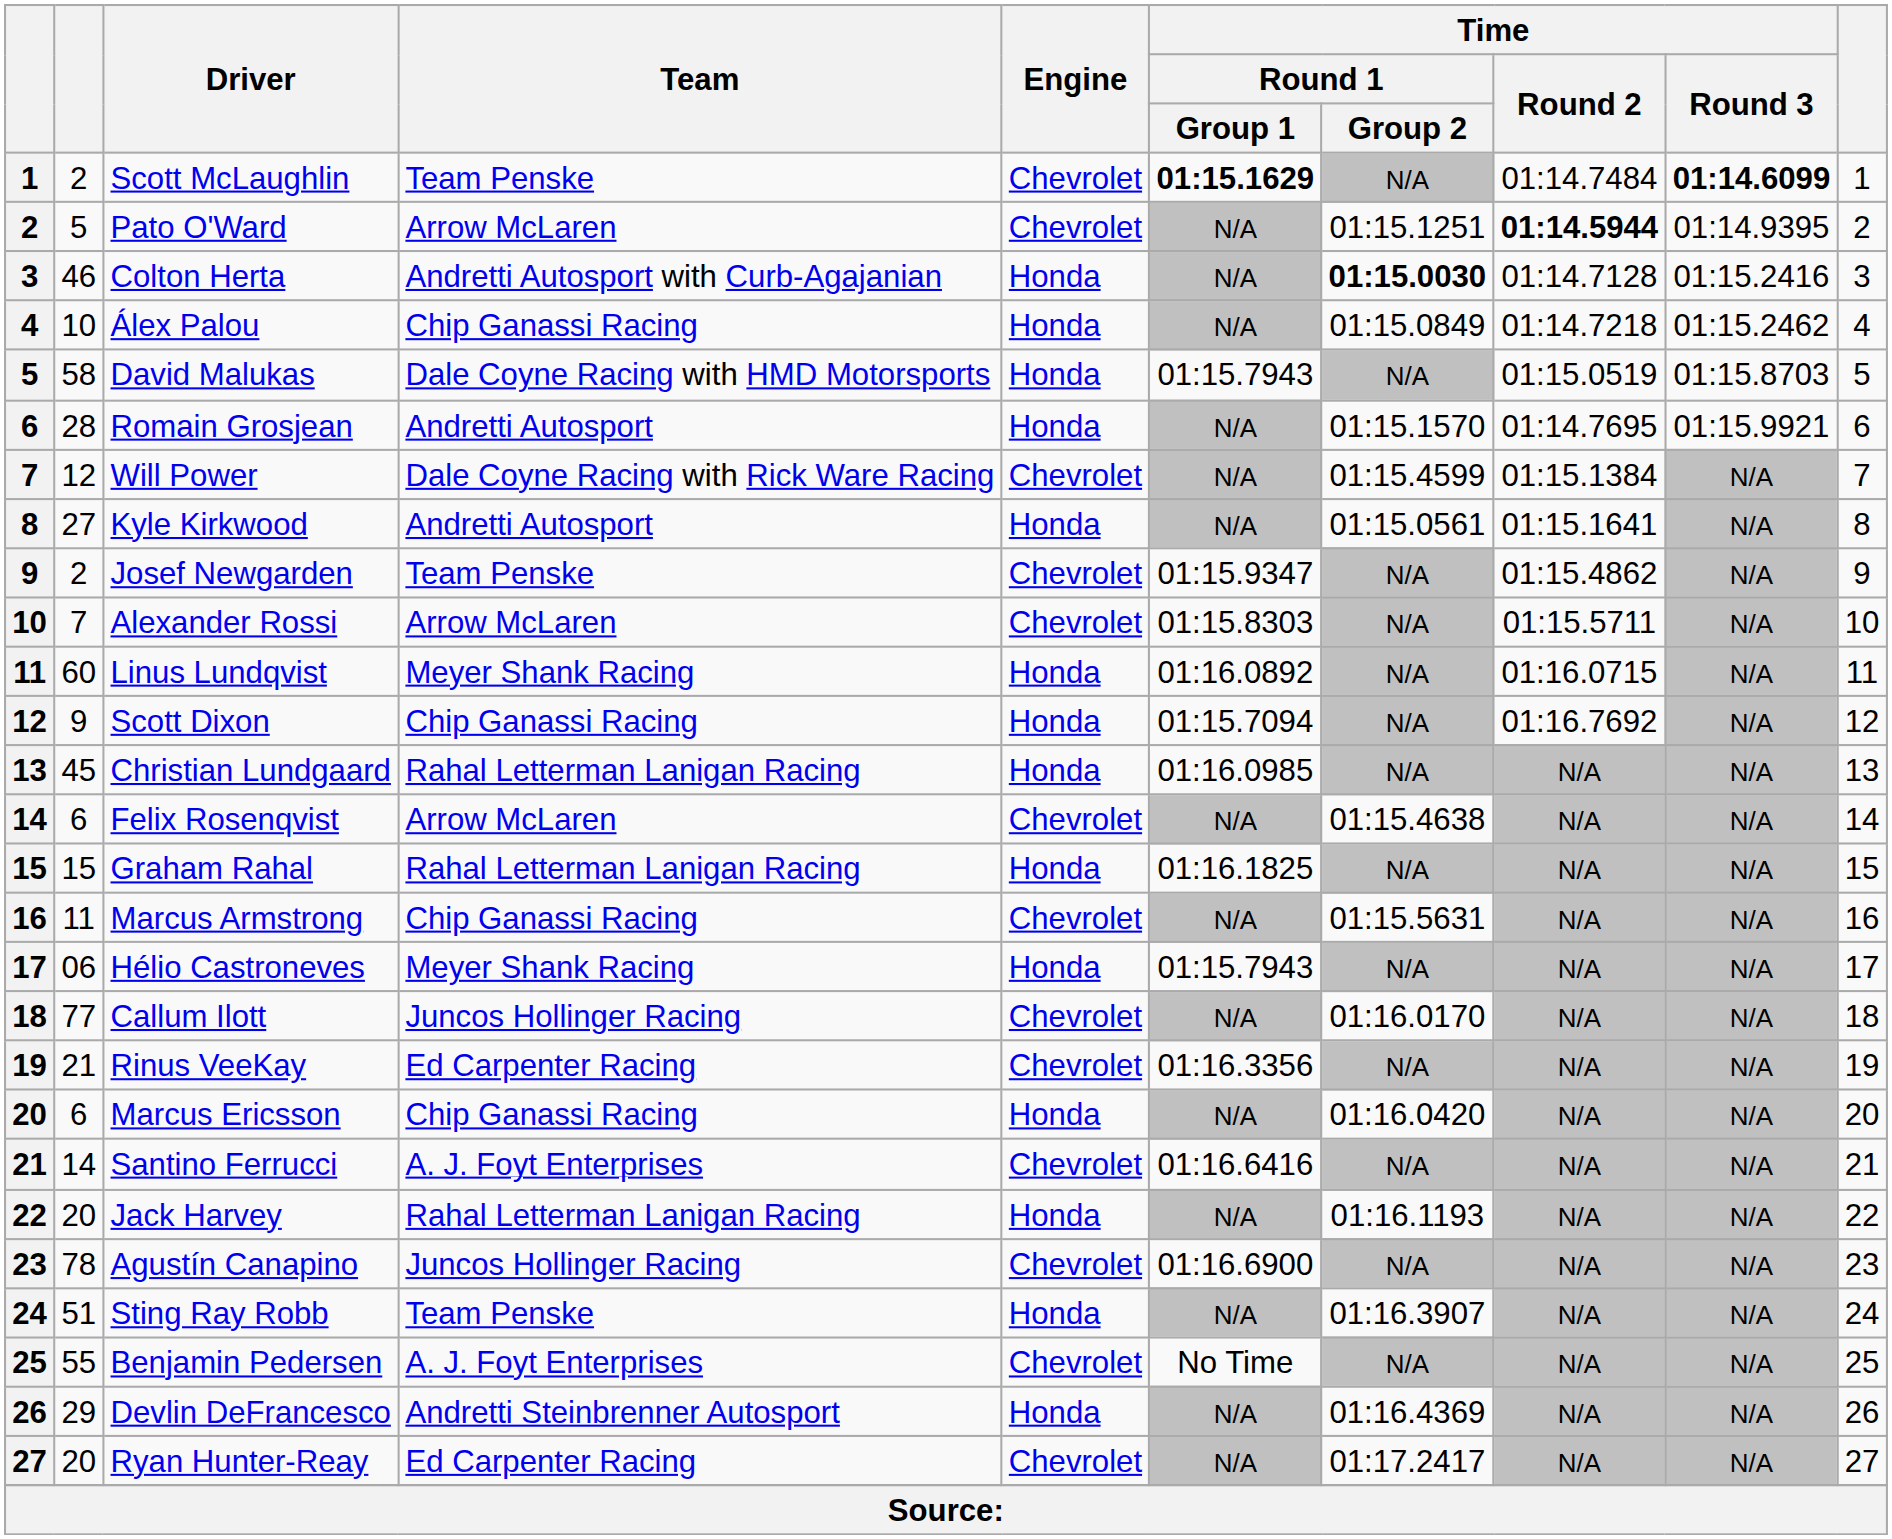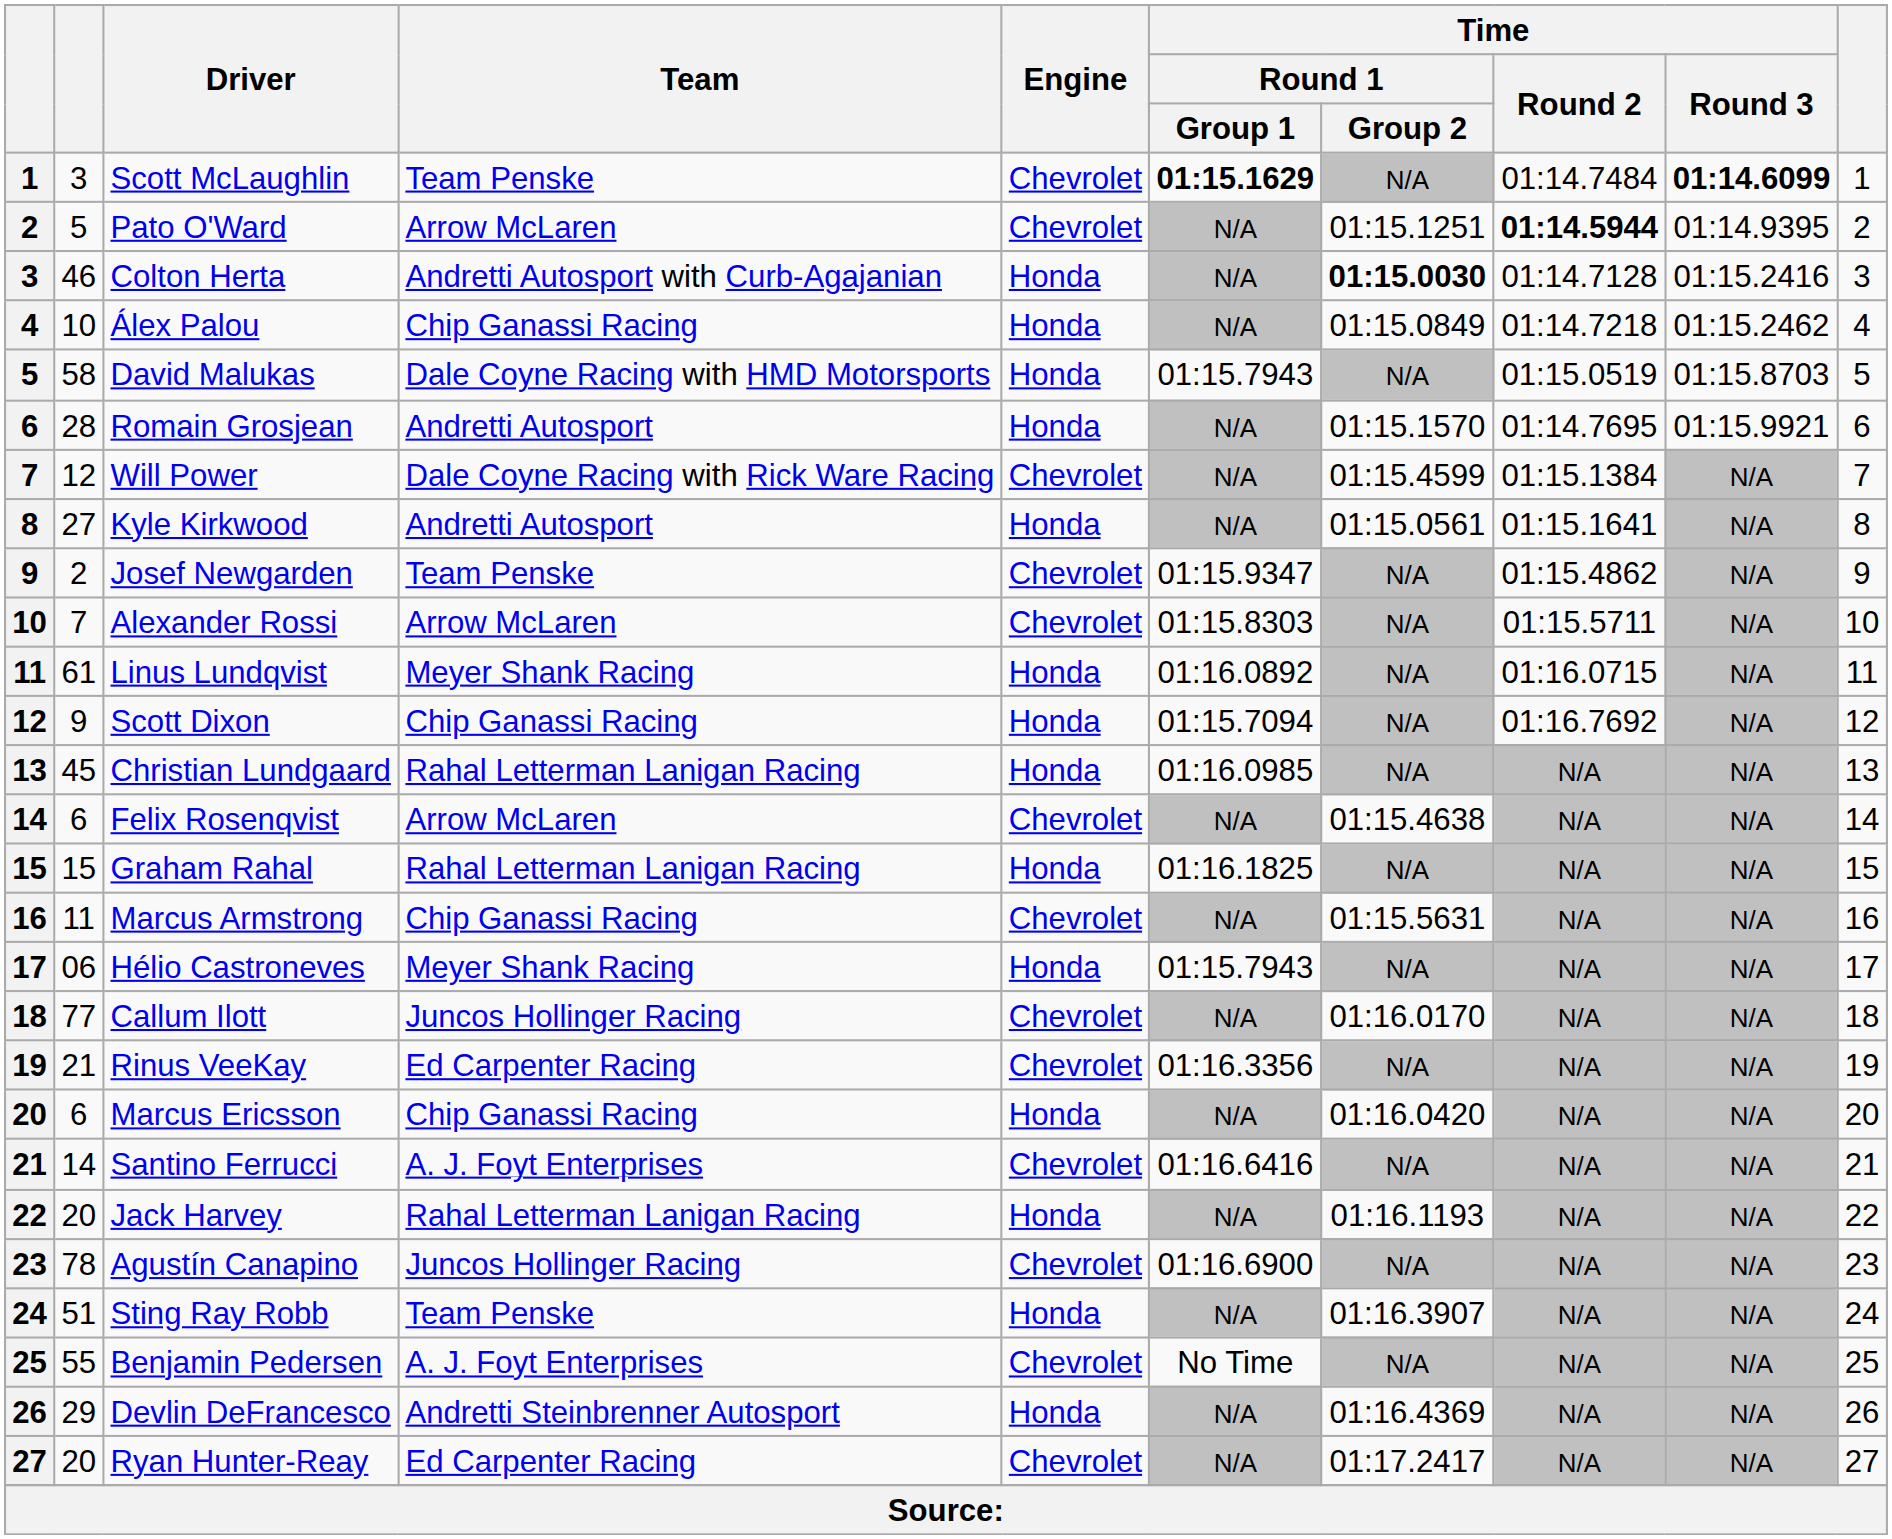(79, 178) 2 -> (79, 178) 3
(79, 671) 60 -> (79, 671) 61
